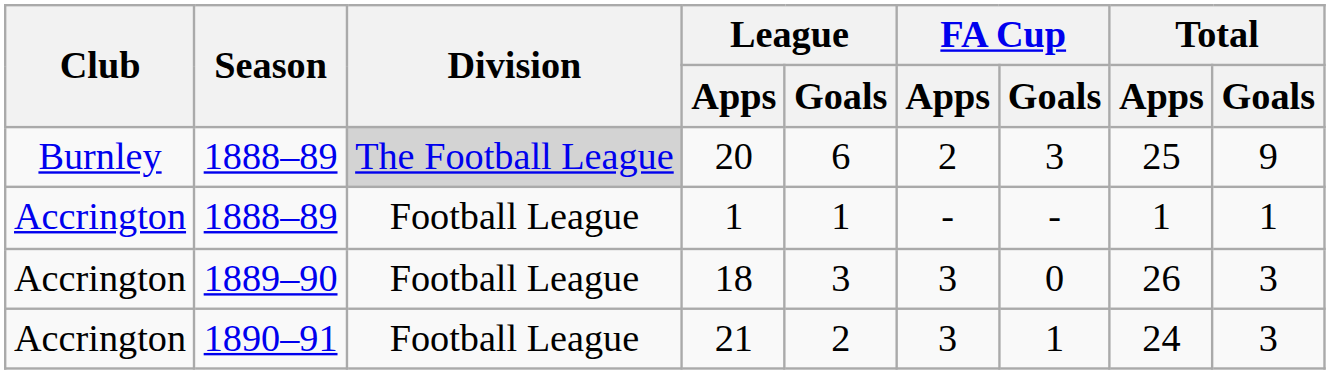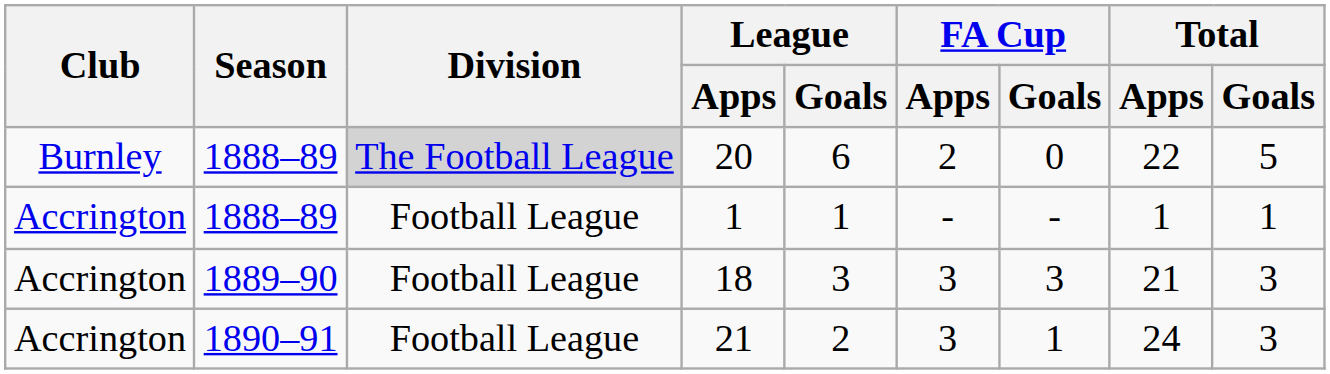(1055, 156) 3 -> (1055, 156) 0
(1161, 156) 25 -> (1161, 156) 22
(1268, 156) 9 -> (1268, 156) 5
(1055, 277) 0 -> (1055, 277) 3
(1161, 277) 26 -> (1161, 277) 21
